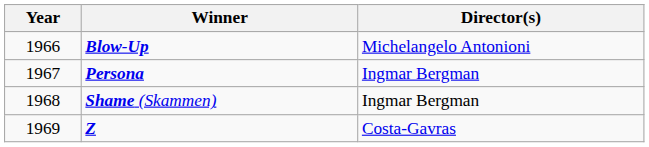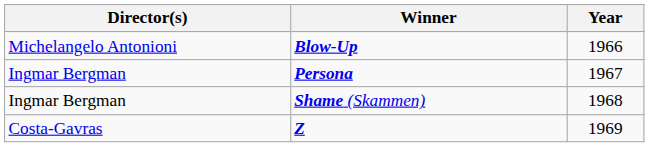columns swapped: (43, 18) <-> (501, 18)
